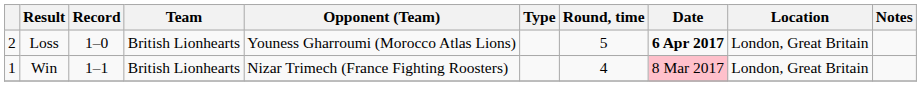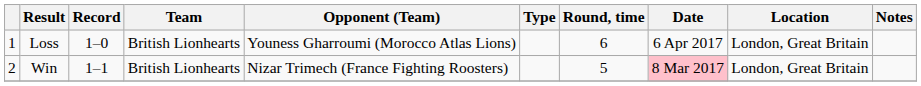(12, 43) 2 -> (12, 43) 1
(604, 43) 5 -> (604, 43) 6
(688, 43) bold -> (688, 43) normal
(12, 68) 1 -> (12, 68) 2
(604, 68) 4 -> (604, 68) 5
